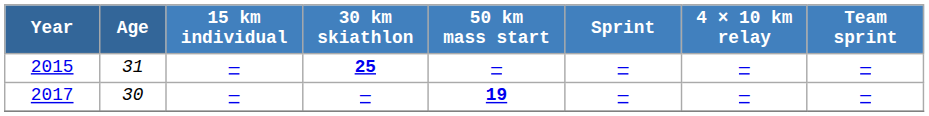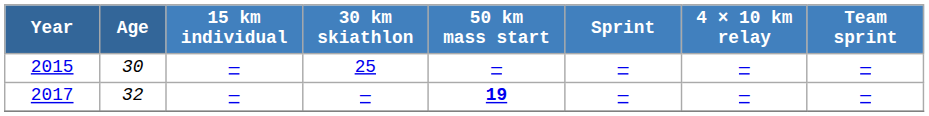(133, 68) 31 -> (133, 68) 30
(365, 68) bold -> (365, 68) normal
(133, 97) 30 -> (133, 97) 32
